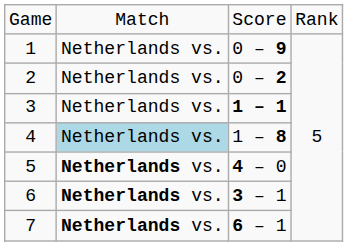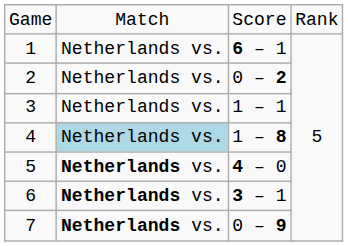(259, 49) 0 – 9 -> (259, 49) 6 – 1
(259, 108) bold -> (259, 108) normal
(259, 226) 6 – 1 -> (259, 226) 0 – 9
